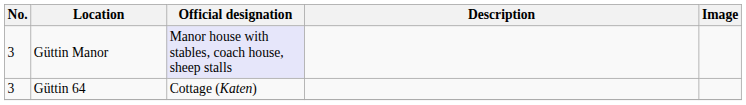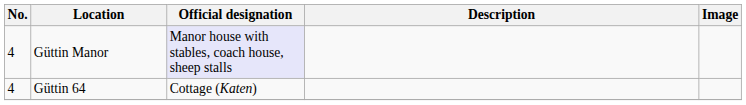(11, 52) 3 -> (11, 52) 4
(11, 89) 3 -> (11, 89) 4
